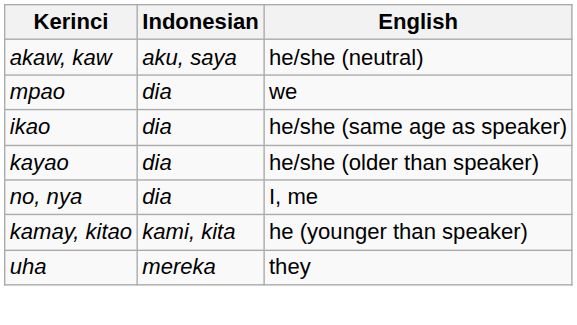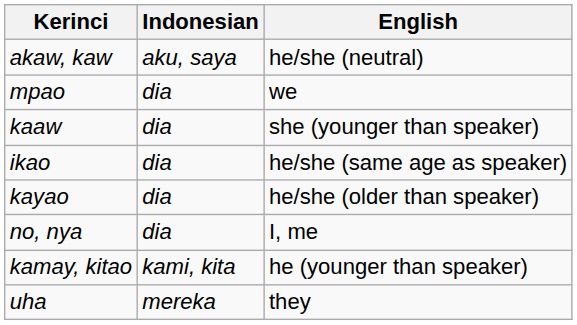+ row: (36, 127)
